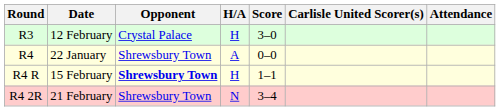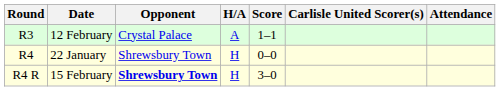(235, 34) H -> (235, 34) A
(267, 34) 3–0 -> (267, 34) 1–1
(235, 55) A -> (235, 55) H
(267, 75) 1–1 -> (267, 75) 3–0
- row: (26, 95)
